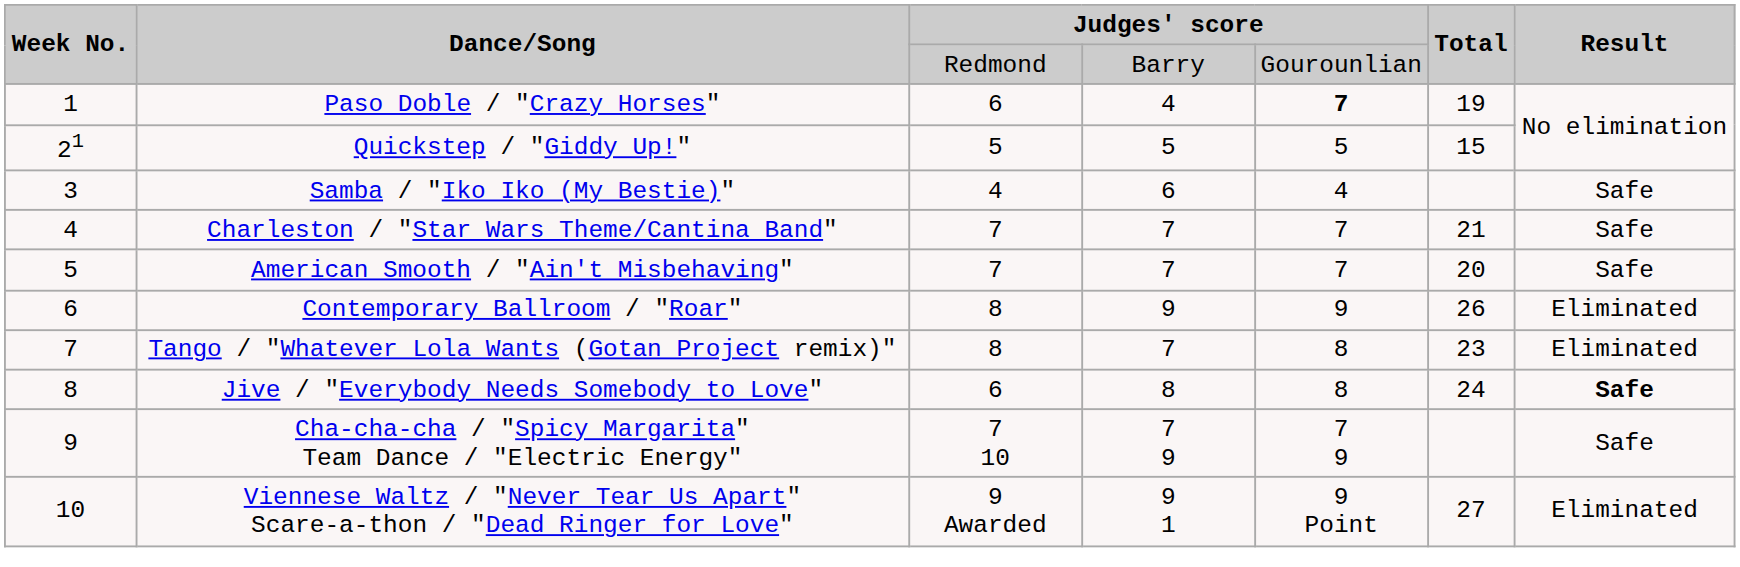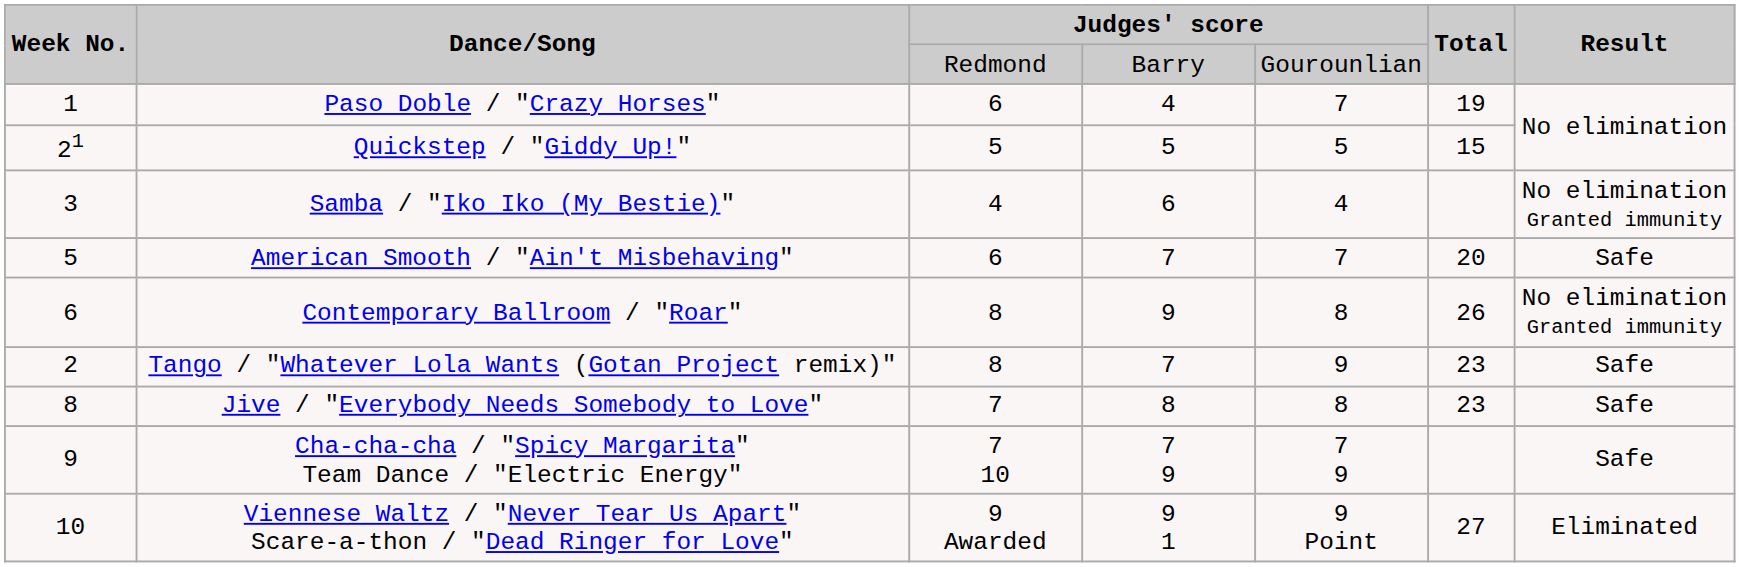(1341, 105) bold -> (1341, 105) normal
(1624, 190) Safe -> (1624, 204) No elimination Granted immunity
- row: (522, 230)
(995, 270) 7 -> (995, 258) 6
(1341, 310) 9 -> (1341, 312) 8
(1624, 310) Eliminated -> (1624, 311) No elimination Granted immunity
(71, 350) 7 -> (71, 366) 2
(1341, 350) 8 -> (1341, 366) 9
(1624, 350) Eliminated -> (1624, 366) Safe
(995, 390) 6 -> (995, 406) 7
(1471, 390) 24 -> (1471, 406) 23
(1624, 390) bold -> (1624, 406) normal
